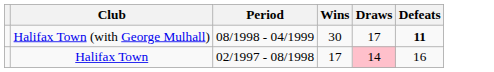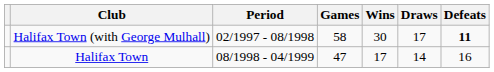+ column: (340, 15)
(265, 36) 08/1998 - 04/1999 -> (265, 36) 02/1997 - 08/1998
(265, 57) 02/1997 - 08/1998 -> (265, 57) 08/1998 - 04/1999
(374, 57) pink background -> (419, 57) no background
